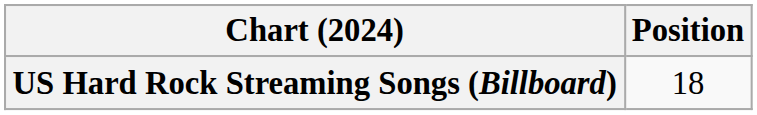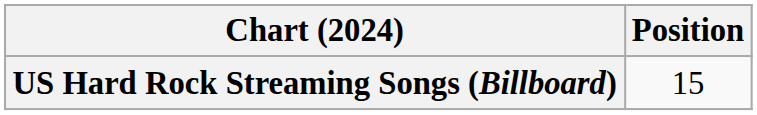(688, 82) 18 -> (688, 82) 15
